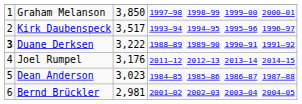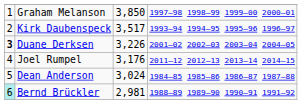(130, 44) 3,222 -> (130, 44) 3,226
(222, 44) 1988–89 1989–90 1990–91 1991–92 -> (222, 44) 2001–02 2002–03 2003–04 2004–05
(130, 76) 3,023 -> (130, 76) 3,024
(10, 92) no background -> (10, 92) paleturquoise background
(222, 92) 2001–02 2002–03 2003–04 2004–05 -> (222, 92) 1988–89 1989–90 1990–91 1991–92
